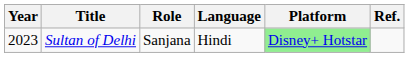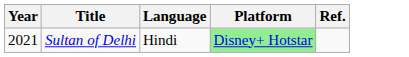- column: (167, 16)
(23, 40) 2023 -> (23, 40) 2021
